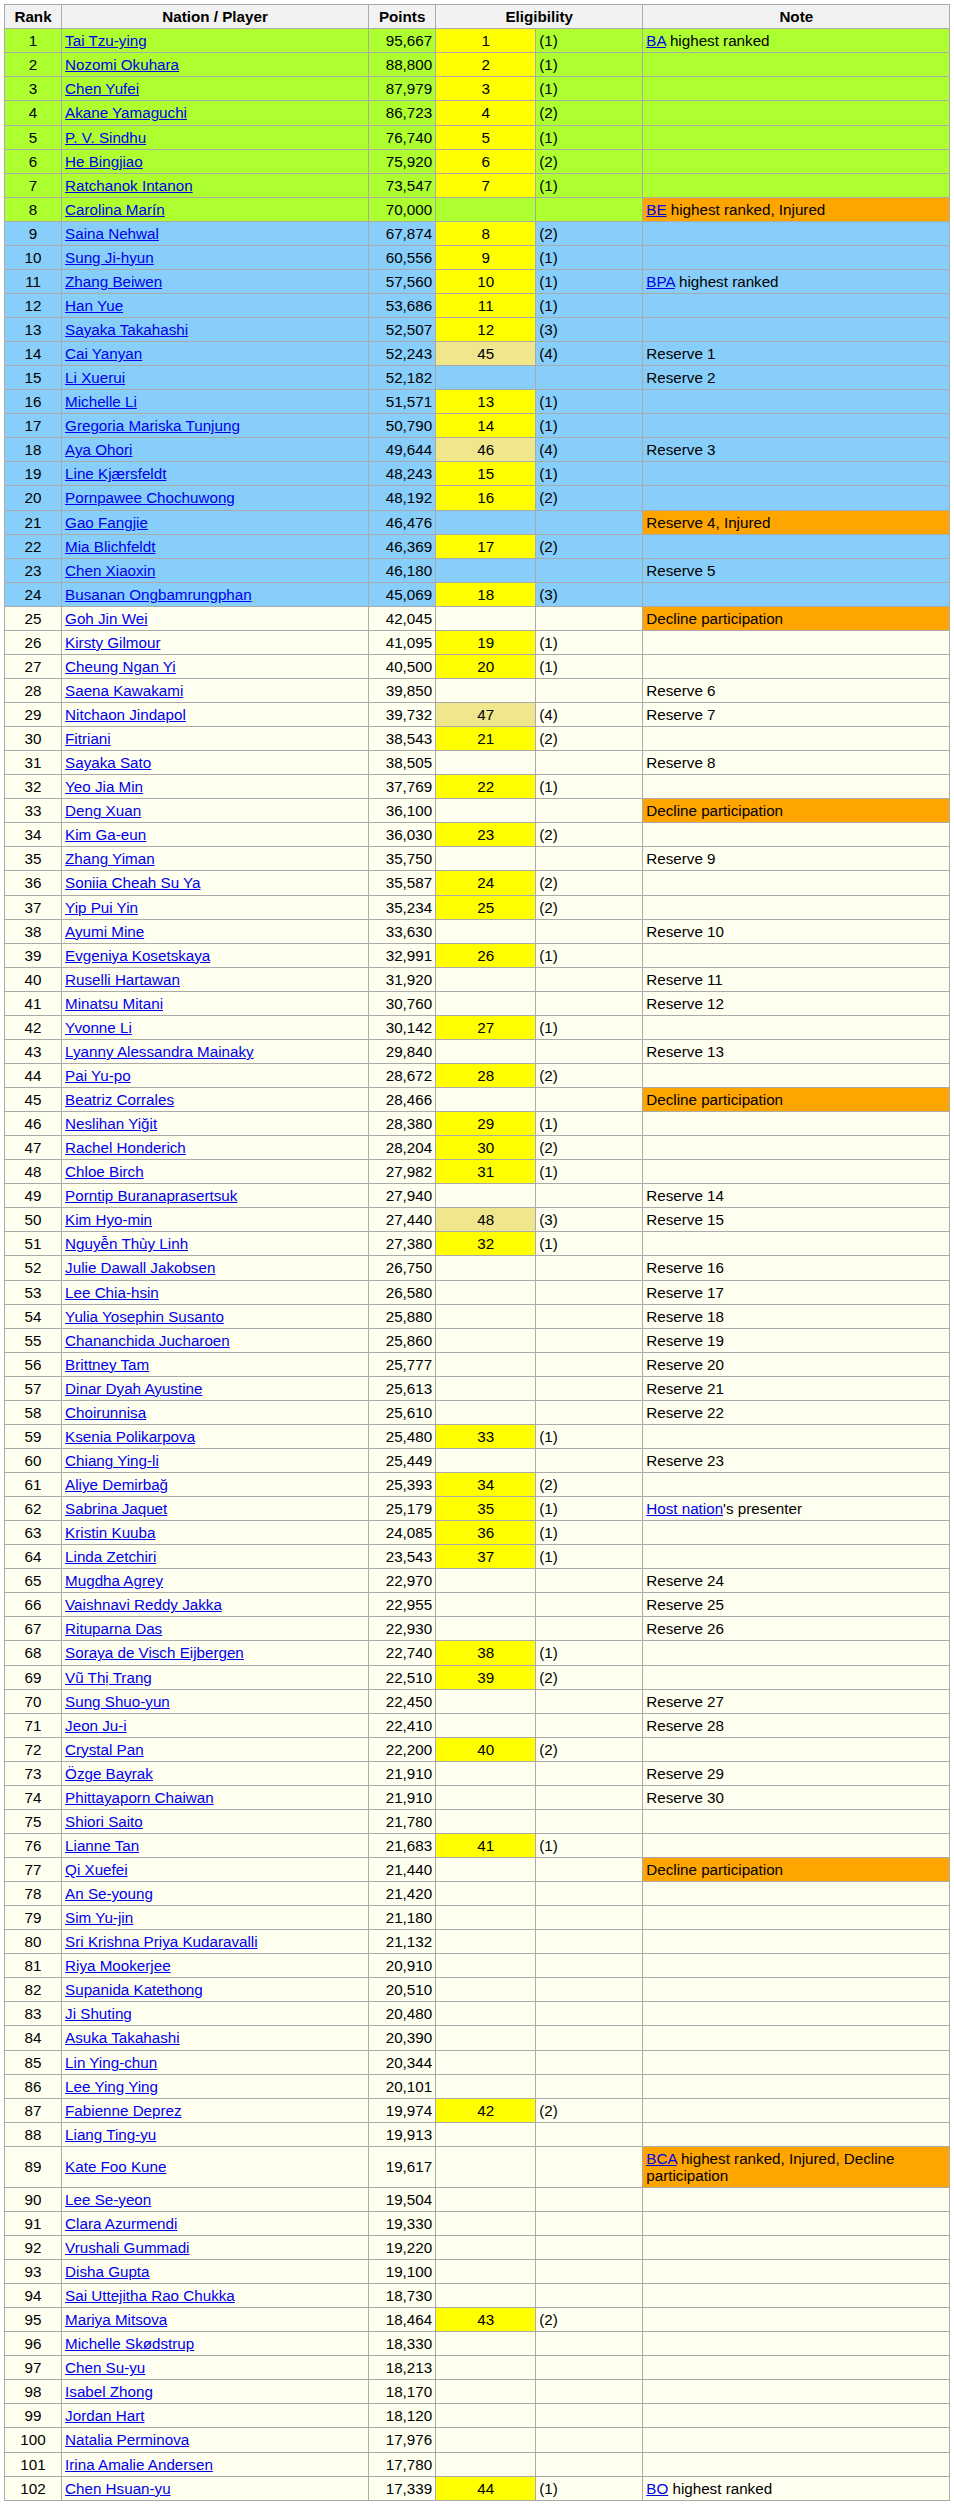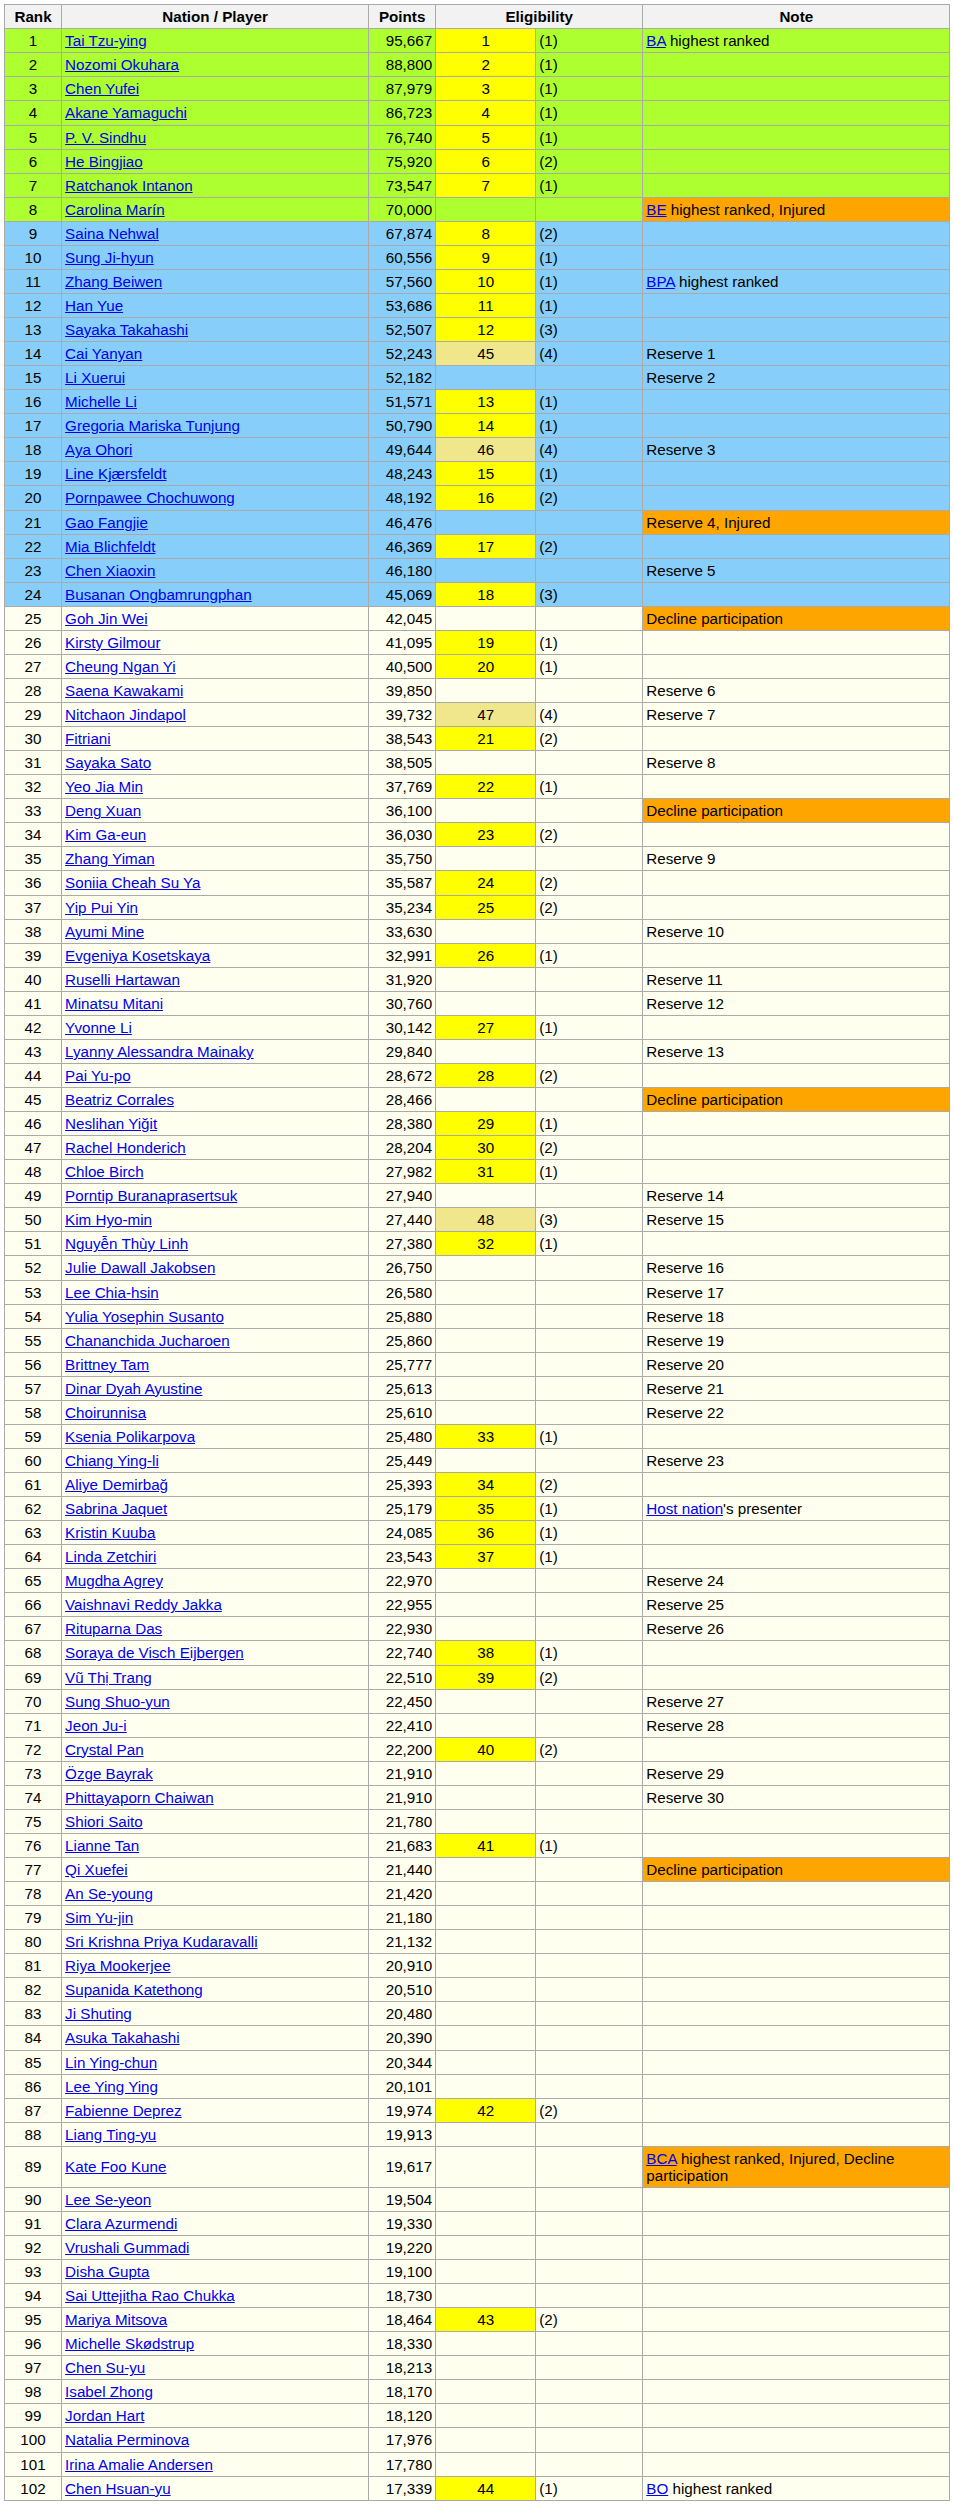(549, 113) (2) -> (549, 113) (1)
